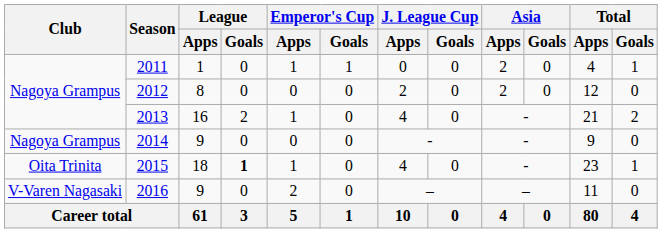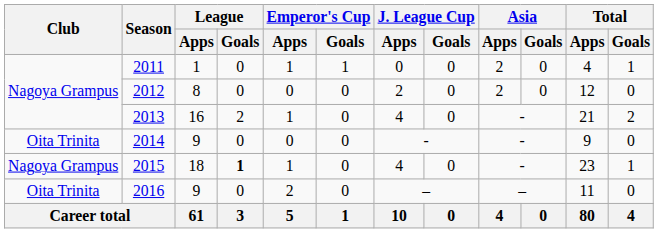(65, 141) Nagoya Grampus -> (63, 141) Oita Trinita
(65, 166) Oita Trinita -> (63, 166) Nagoya Grampus
(65, 191) V-Varen Nagasaki -> (63, 191) Oita Trinita
